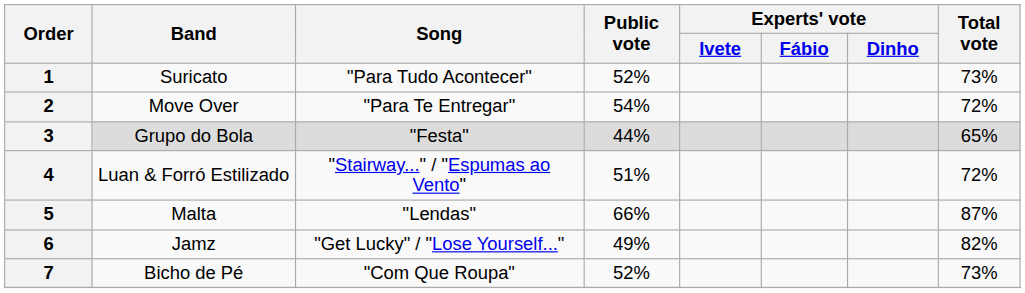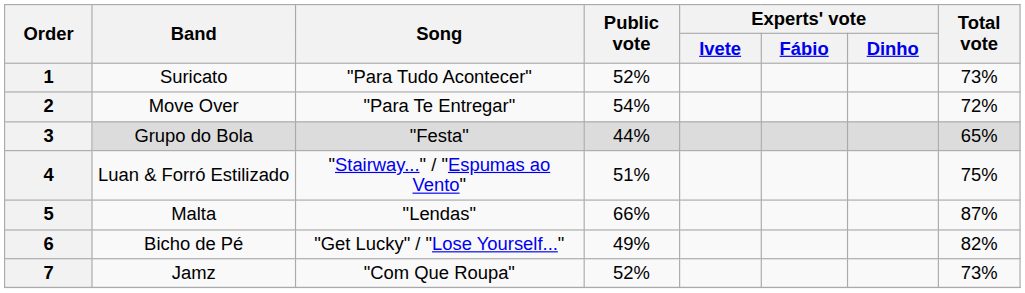(979, 175) 72% -> (979, 175) 75%
(194, 244) Jamz -> (194, 244) Bicho de Pé
(194, 273) Bicho de Pé -> (194, 273) Jamz
